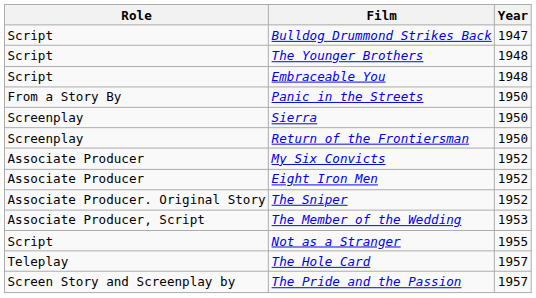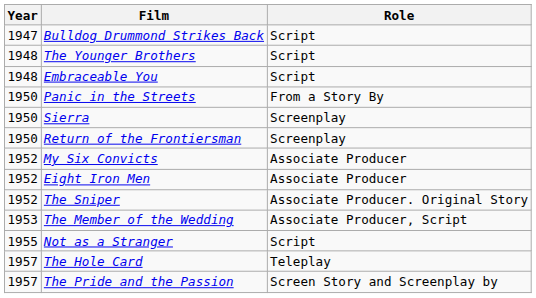columns swapped: (513, 15) <-> (137, 15)
